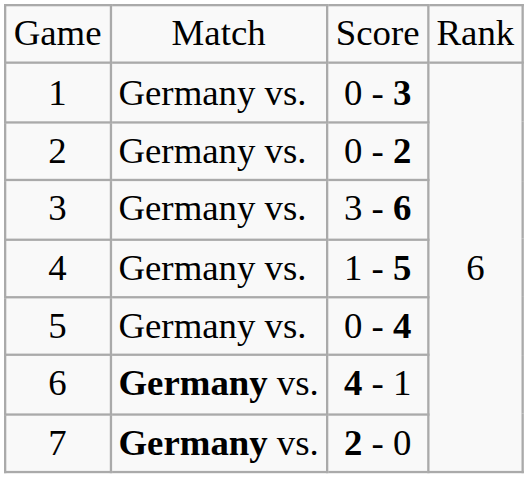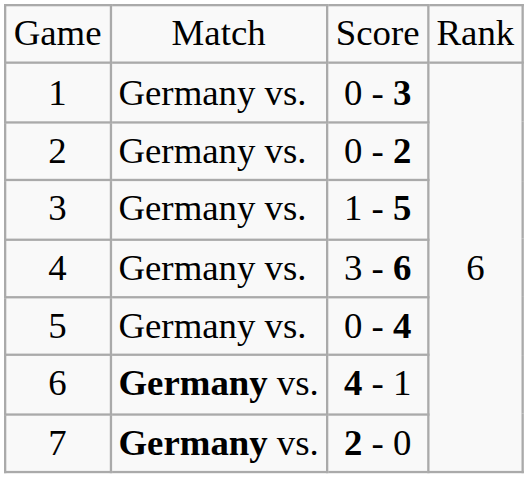(378, 208) 3 - 6 -> (378, 208) 1 - 5
(378, 267) 1 - 5 -> (378, 267) 3 - 6
